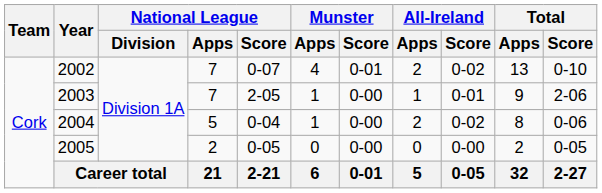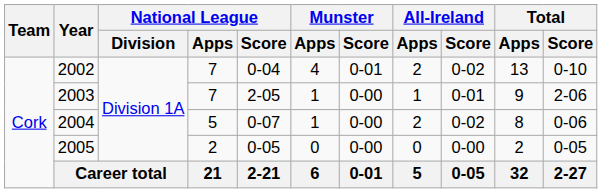(264, 69) 0-07 -> (264, 69) 0-04
(264, 122) 0-04 -> (264, 122) 0-07
